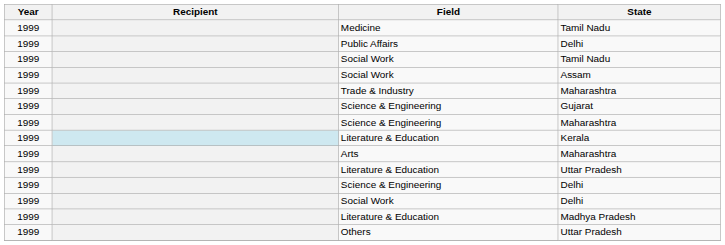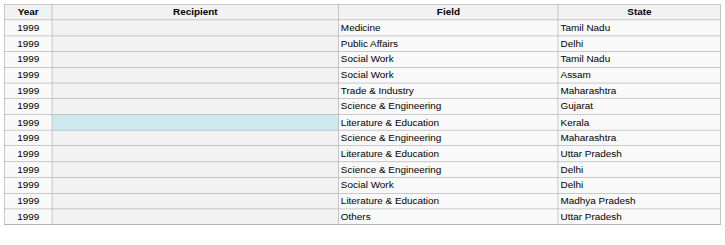rows swapped: (391, 122) <-> (390, 138)
- row: (350, 153)
